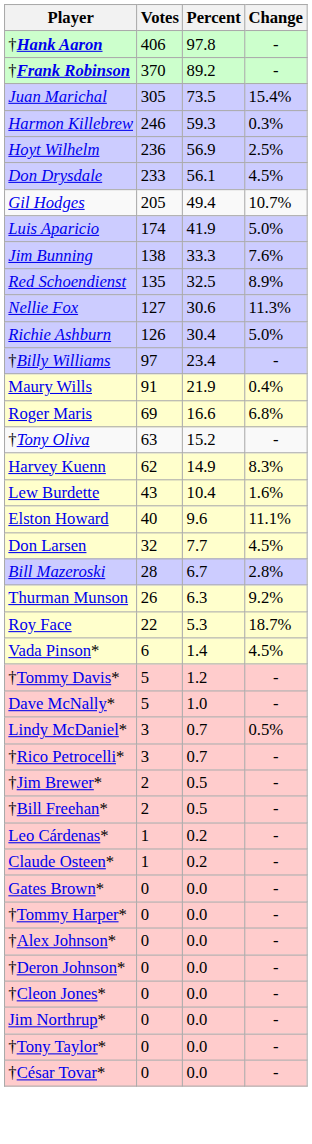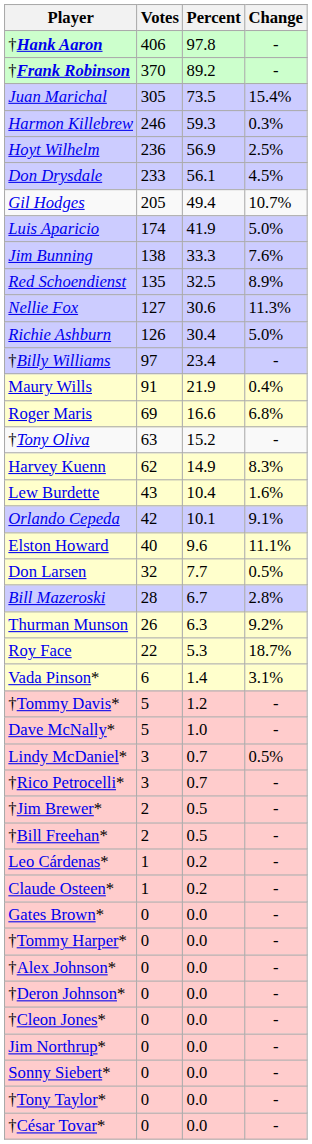+ row: (64, 519)
(266, 545) 4.5% -> (266, 571) 0.5%
(266, 651) 4.5% -> (266, 677) 3.1%
+ row: (59, 1073)
